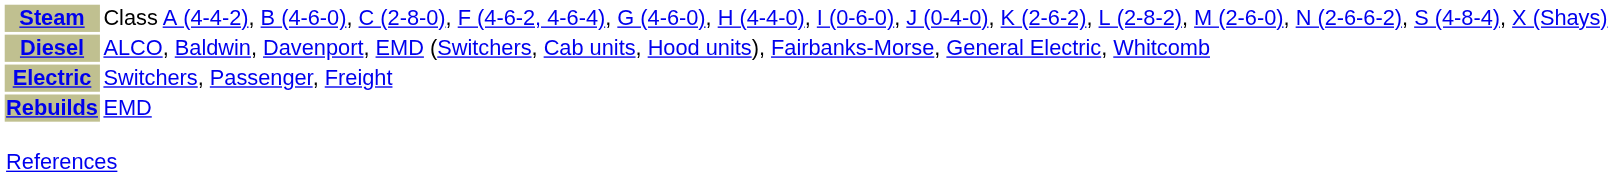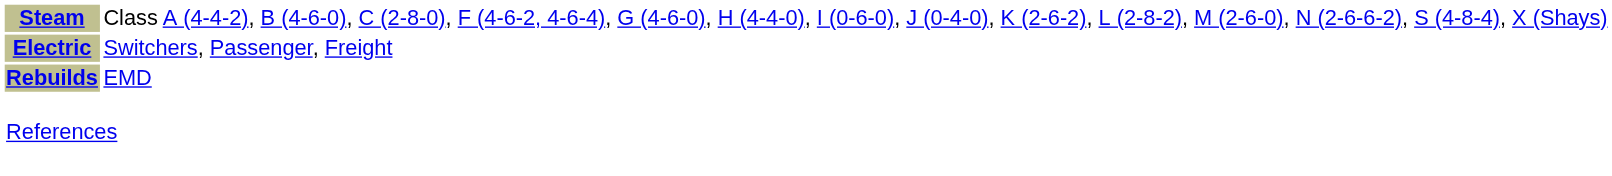- row: (52, 48)
